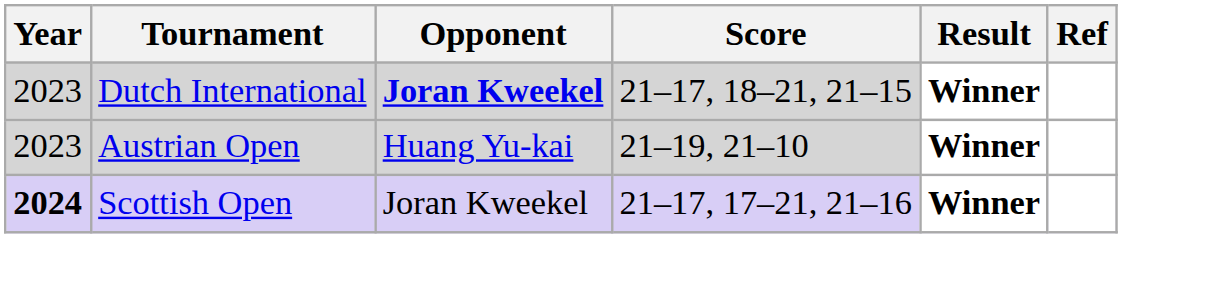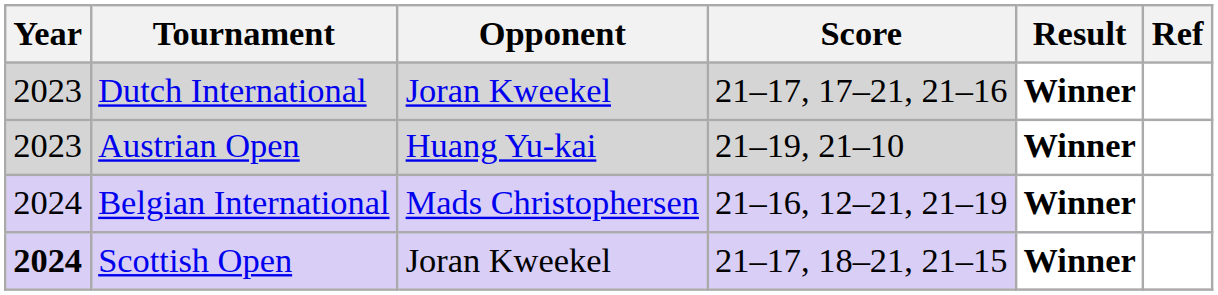(493, 90) bold -> (508, 90) normal
(766, 90) 21–17, 18–21, 21–15 -> (861, 90) 21–17, 17–21, 21–16
+ row: (244, 203)
(766, 203) 21–17, 17–21, 21–16 -> (861, 260) 21–17, 18–21, 21–15
